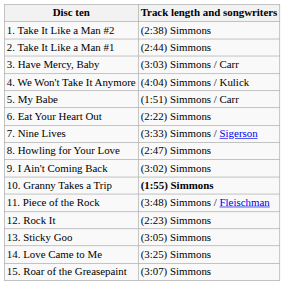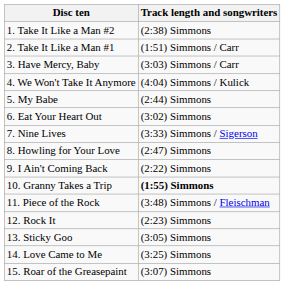(176, 47) (2:44) Simmons -> (190, 47) (1:51) Simmons / Carr
(190, 99) (1:51) Simmons / Carr -> (176, 99) (2:44) Simmons
(176, 116) (2:22) Simmons -> (176, 116) (3:02) Simmons
(176, 168) (3:02) Simmons -> (176, 168) (2:22) Simmons
